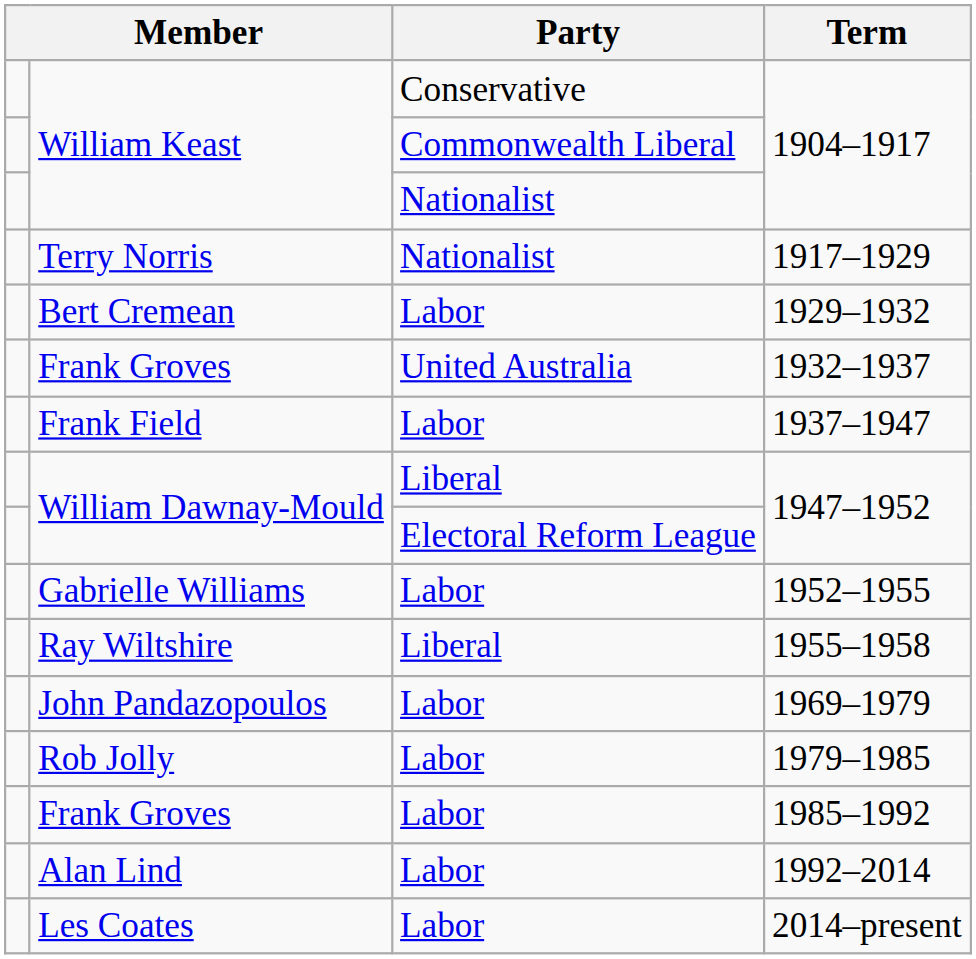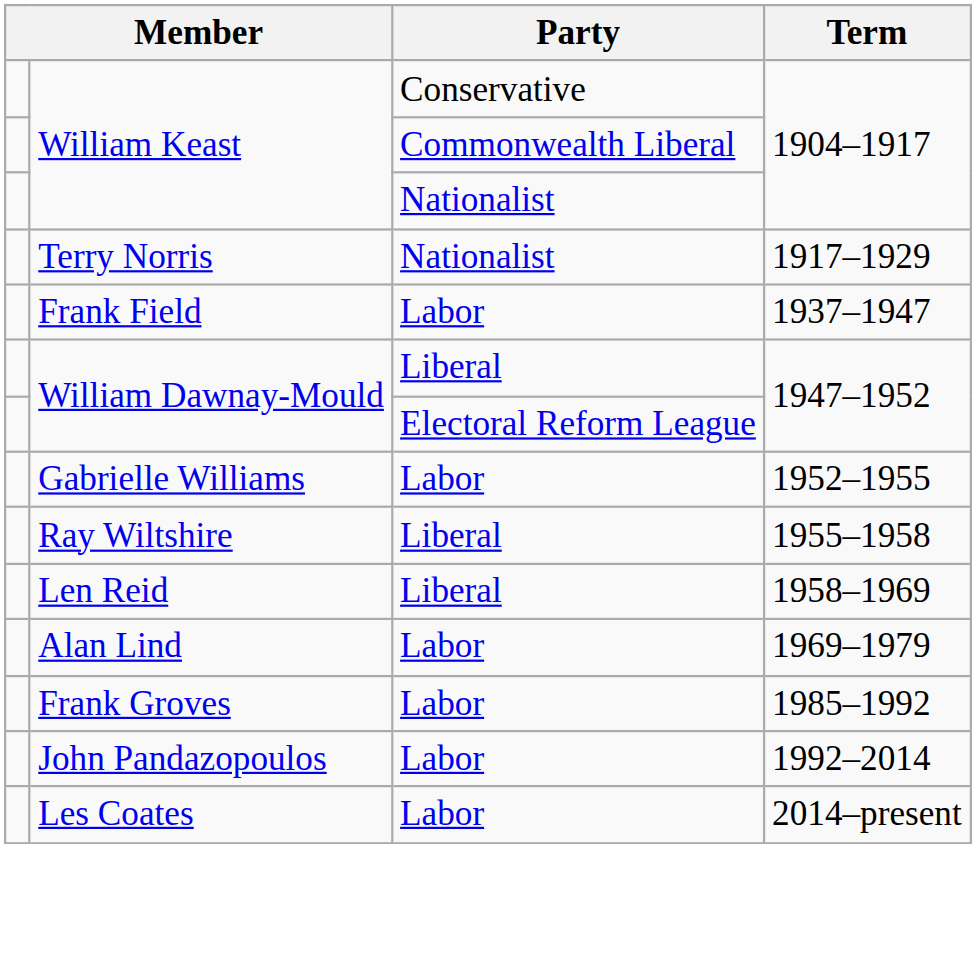- row: (442, 311)
- row: (516, 367)
+ row: (451, 590)
(182, 702) John Pandazopoulos -> (110, 646) Alan Lind
- row: (442, 758)
(110, 869) Alan Lind -> (182, 758) John Pandazopoulos
